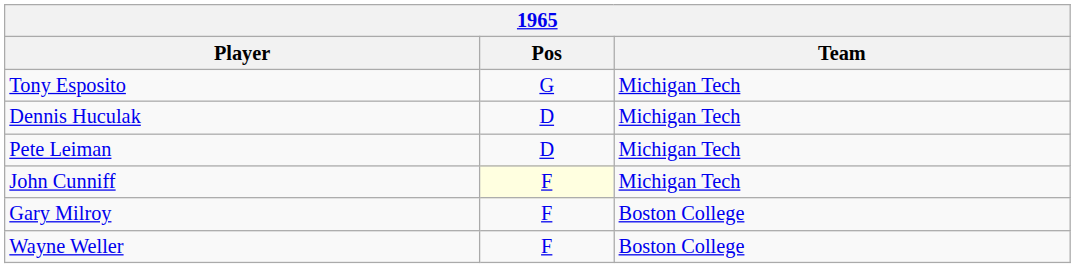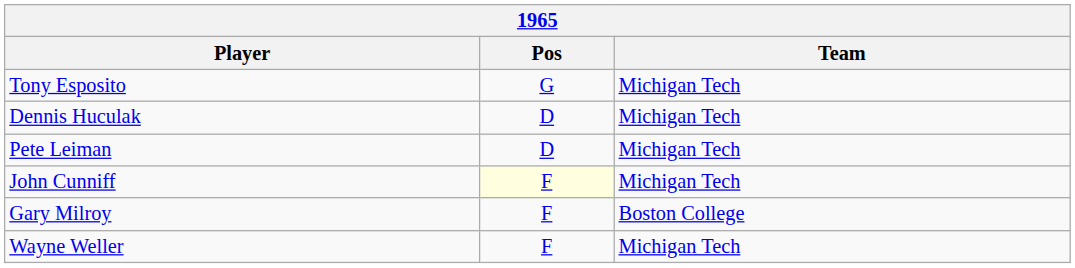(682, 246) Boston College -> (679, 246) Michigan Tech
